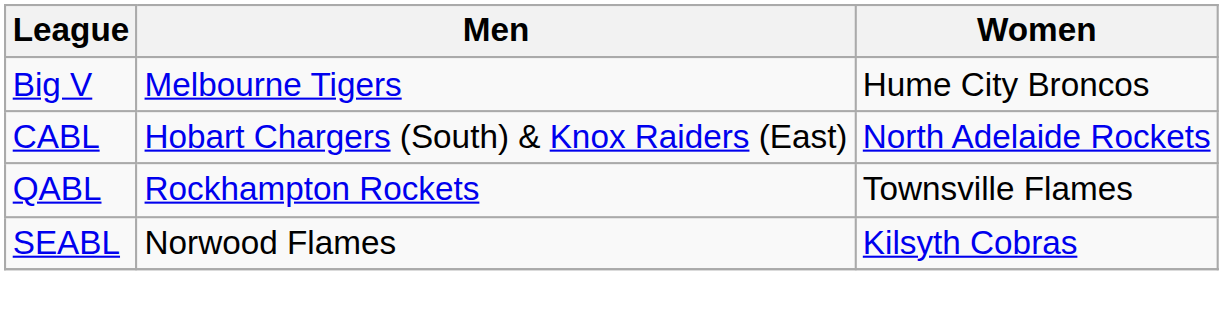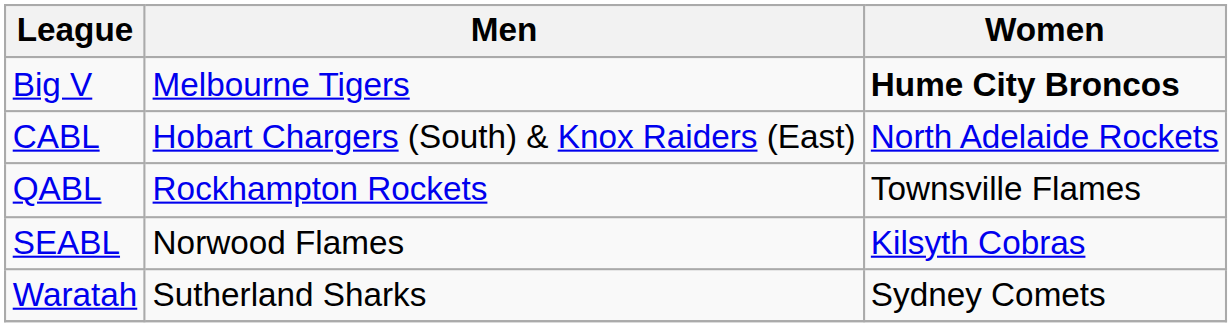(1006, 83) normal -> (1025, 83) bold
+ row: (75, 294)
